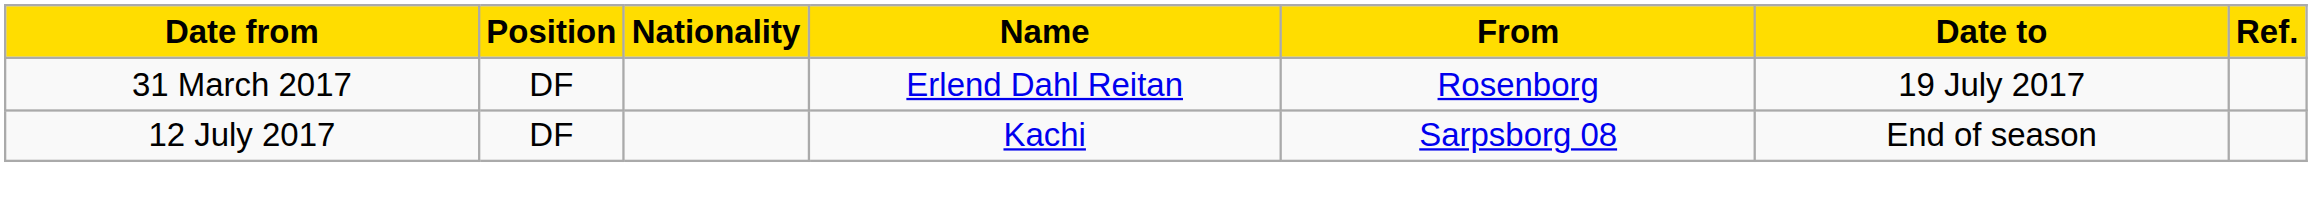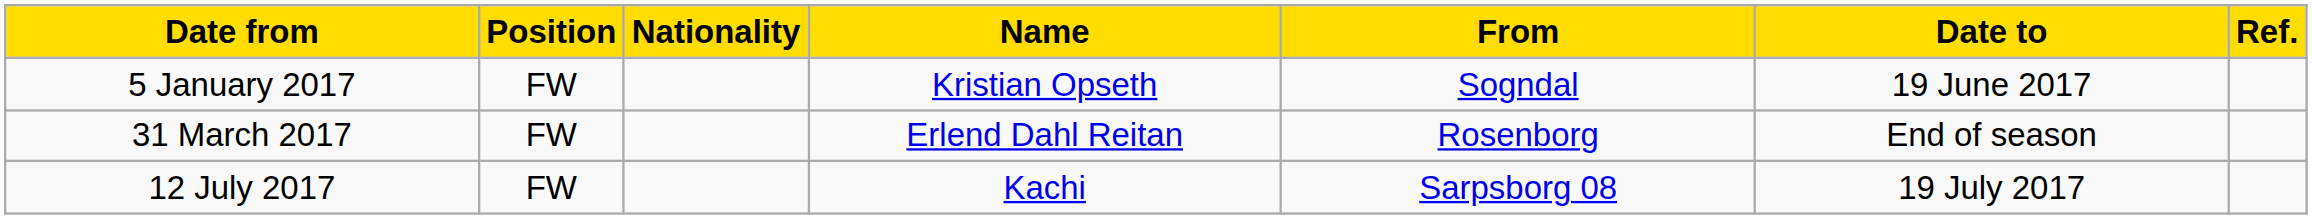+ row: (242, 84)
(551, 84) DF -> (551, 136) FW
(1992, 84) 19 July 2017 -> (1992, 136) End of season
(551, 136) DF -> (551, 188) FW
(1992, 136) End of season -> (1992, 188) 19 July 2017
